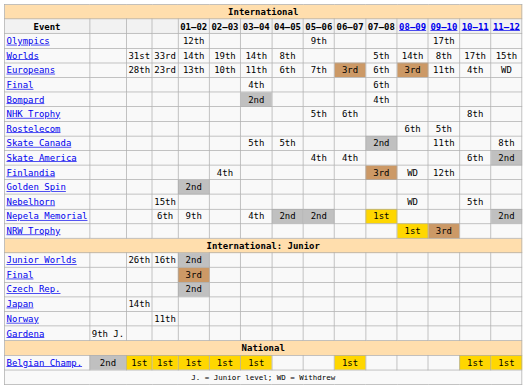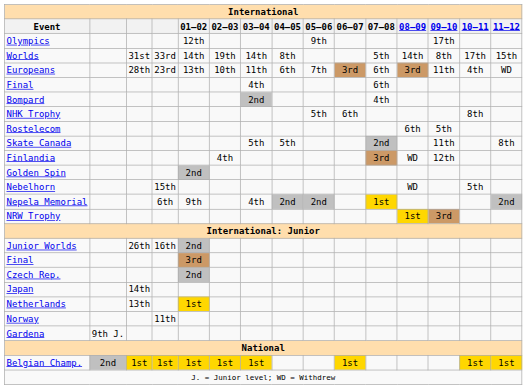- row: (42, 158)
+ row: (36, 304)
